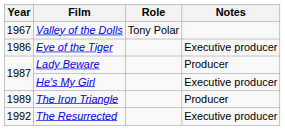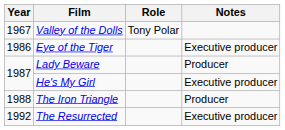(19, 99) 1989 -> (19, 99) 1988
